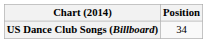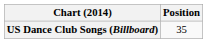(182, 30) 34 -> (182, 30) 35
